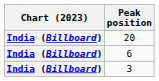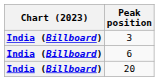rows swapped: (129, 69) <-> (129, 38)
